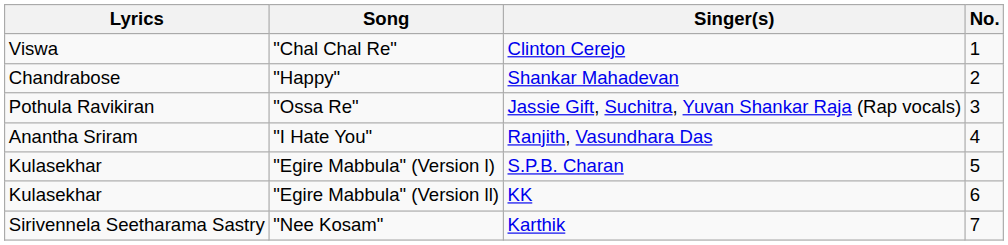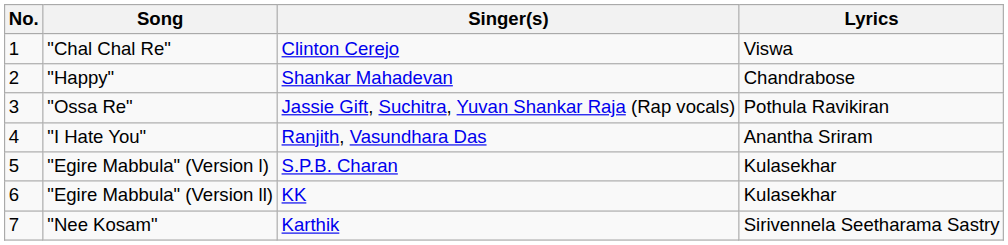columns swapped: (985, 19) <-> (137, 19)
